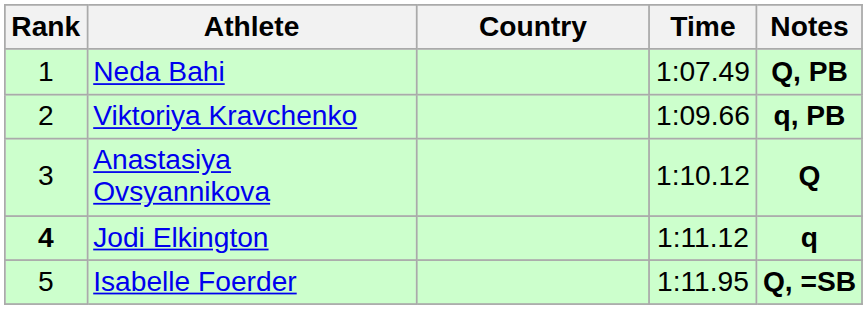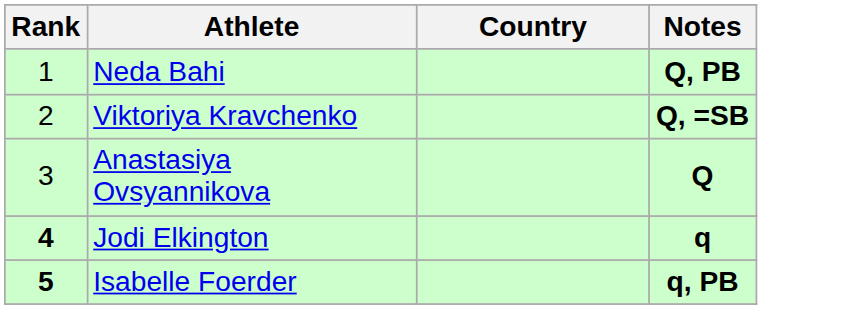- column: (703, 26)
(809, 116) q, PB -> (703, 116) Q, =SB
(46, 281) normal -> (46, 281) bold
(809, 281) Q, =SB -> (703, 281) q, PB
